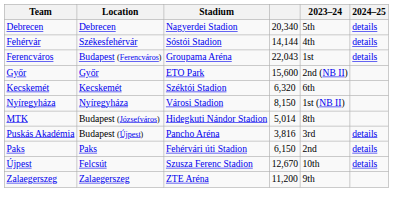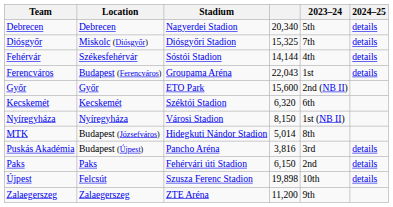+ row: (24, 42)
(285, 164) 12,670 -> (285, 179) 19,898
